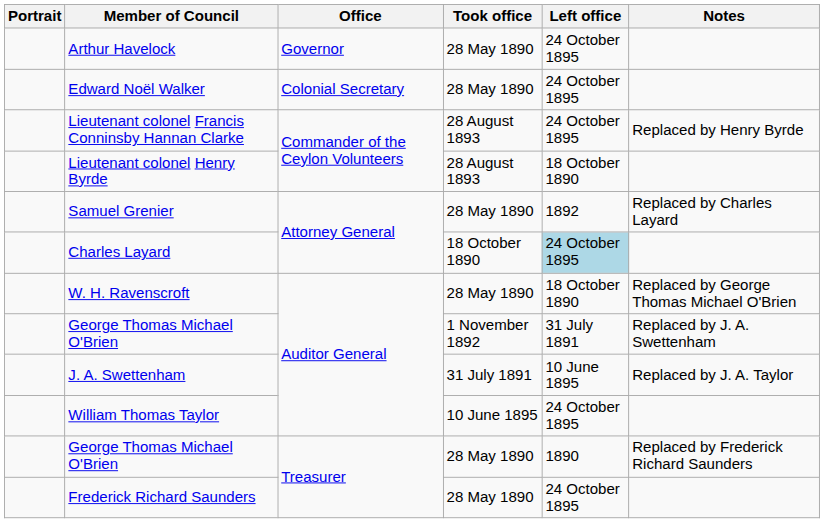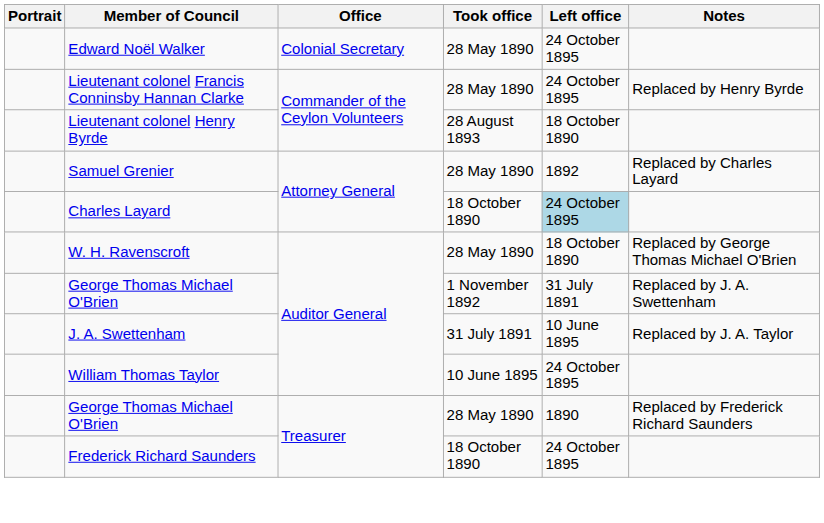- row: (122, 48)
(480, 130) 28 August 1893 -> (490, 89) 28 May 1890
(490, 497) 28 May 1890 -> (484, 456) 18 October 1890
